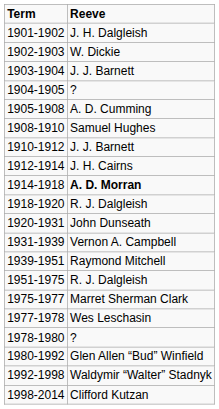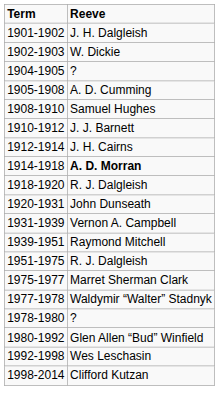- row: (36, 71)
(111, 318) Wes Leschasin -> (141, 299) Waldymir “Walter” Stadnyk
(141, 375) Waldymir “Walter” Stadnyk -> (111, 356) Wes Leschasin
